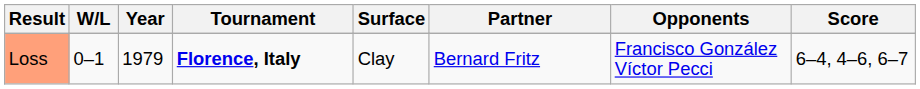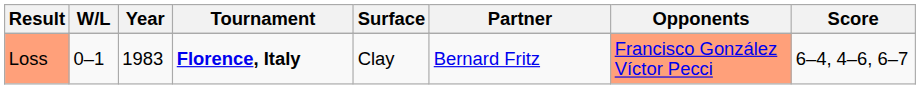(143, 58) 1979 -> (143, 58) 1983
(696, 58) no background -> (696, 58) lightsalmon background
